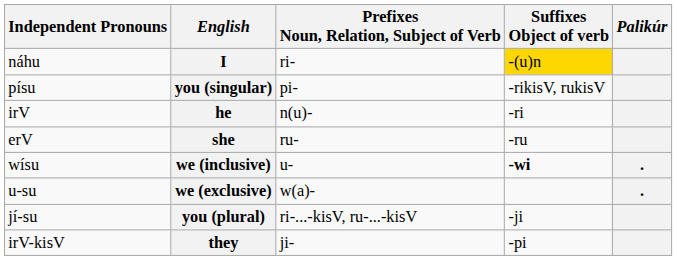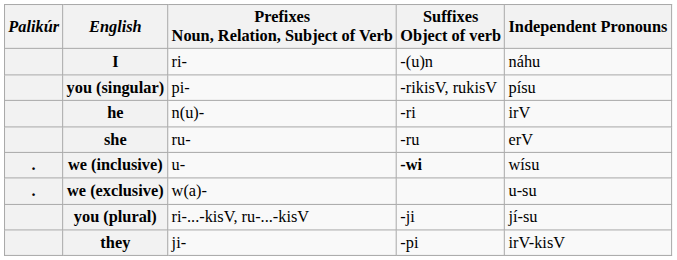columns swapped: (642, 26) <-> (88, 26)
(525, 61) gold background -> (417, 61) no background
